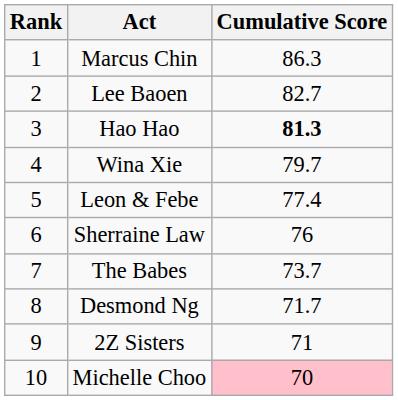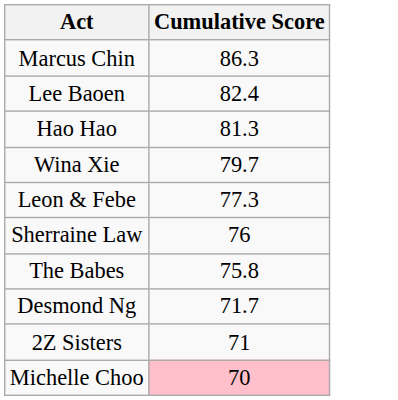- column: (36, 22)
(302, 93) 82.7 -> (239, 93) 82.4
(302, 128) bold -> (239, 128) normal
(302, 199) 77.4 -> (239, 199) 77.3
(302, 270) 73.7 -> (239, 270) 75.8
